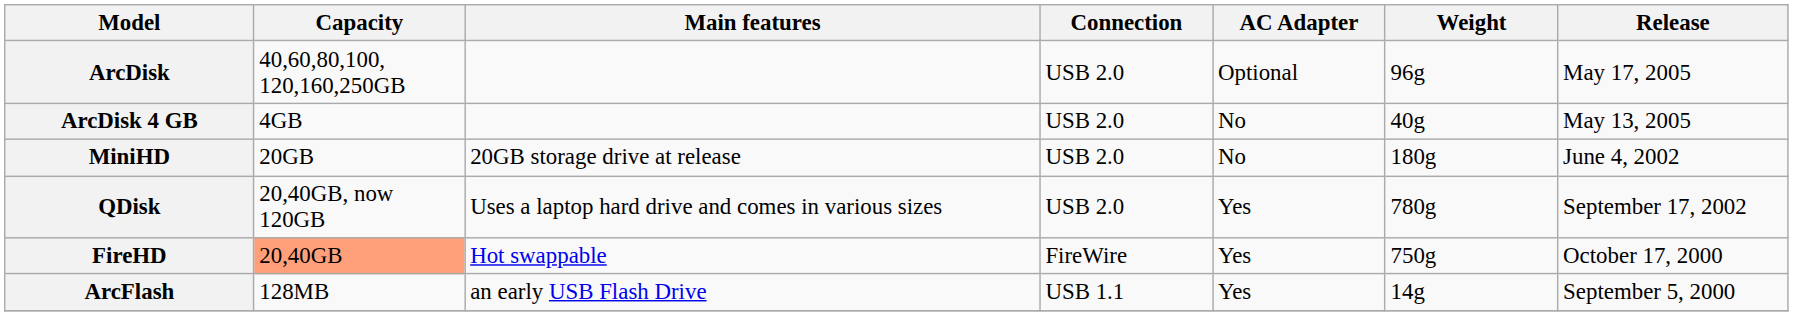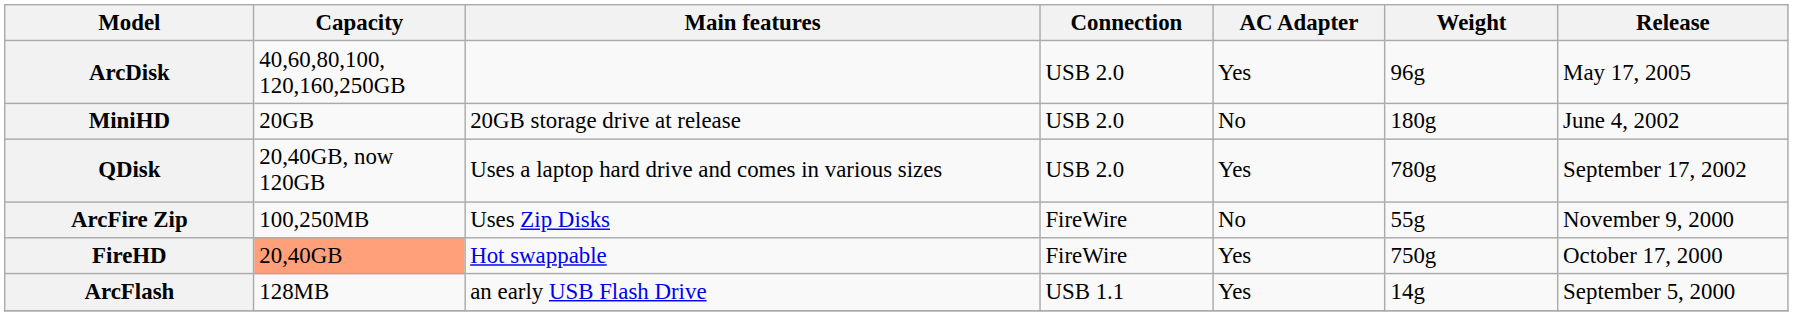(1258, 71) Optional -> (1235, 71) Yes
- row: (129, 120)
+ row: (129, 219)
